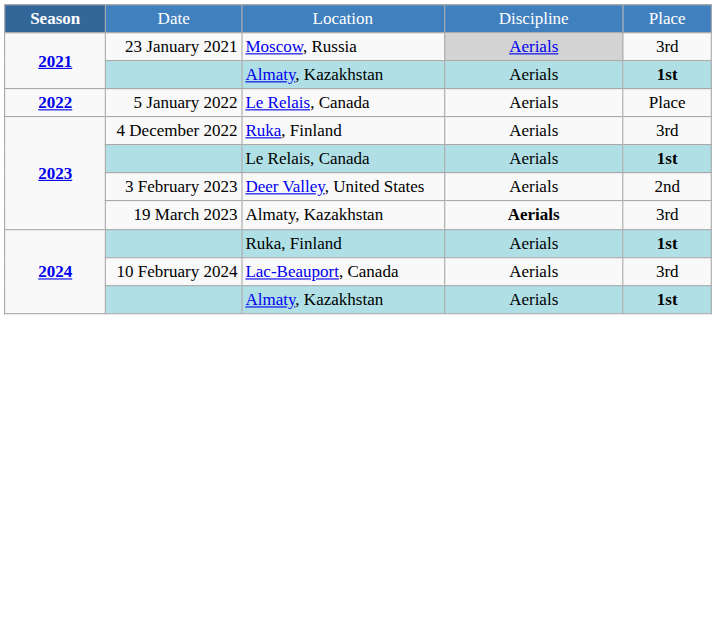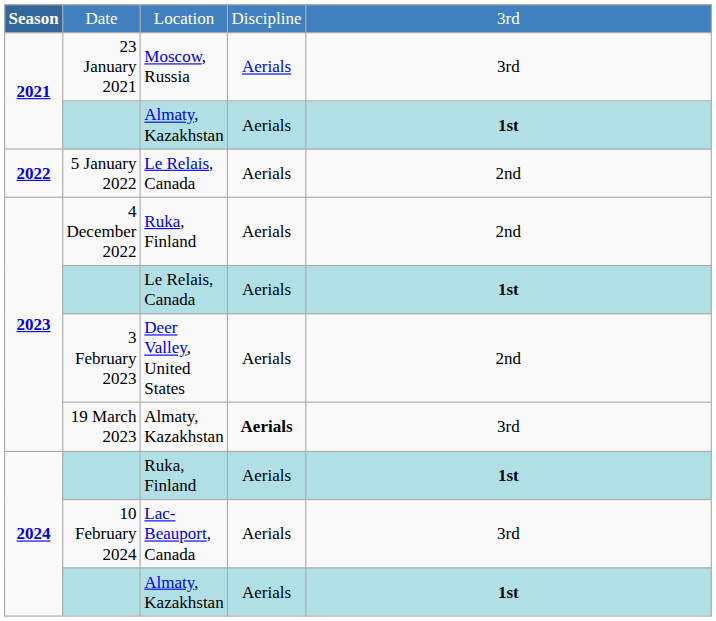(667, 18) Place -> (508, 18) 3rd
(534, 46) lightgrey background -> (267, 66) no background
(667, 102) Place -> (508, 173) 2nd
(667, 131) 3rd -> (508, 231) 2nd
